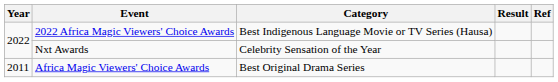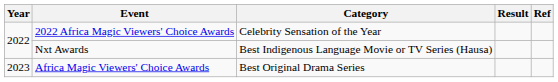(366, 31) Best Indigenous Language Movie or TV Series (Hausa) -> (310, 31) Celebrity Sensation of the Year
(310, 49) Celebrity Sensation of the Year -> (366, 49) Best Indigenous Language Movie or TV Series (Hausa)
(18, 67) 2011 -> (18, 67) 2023
